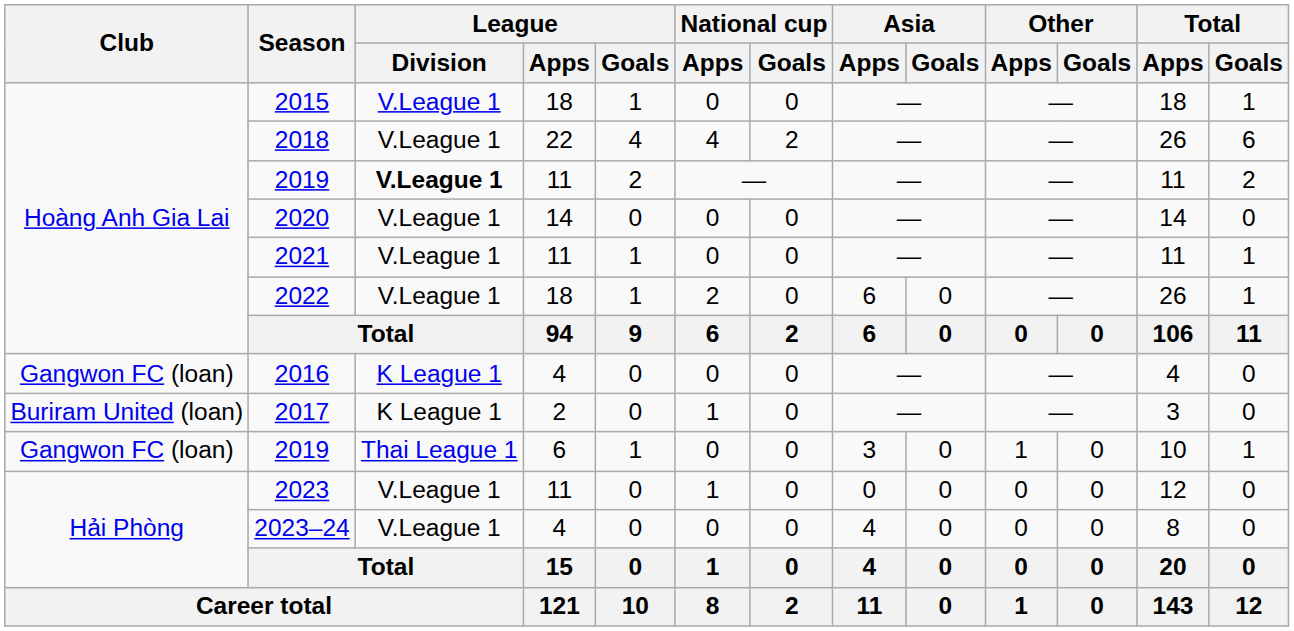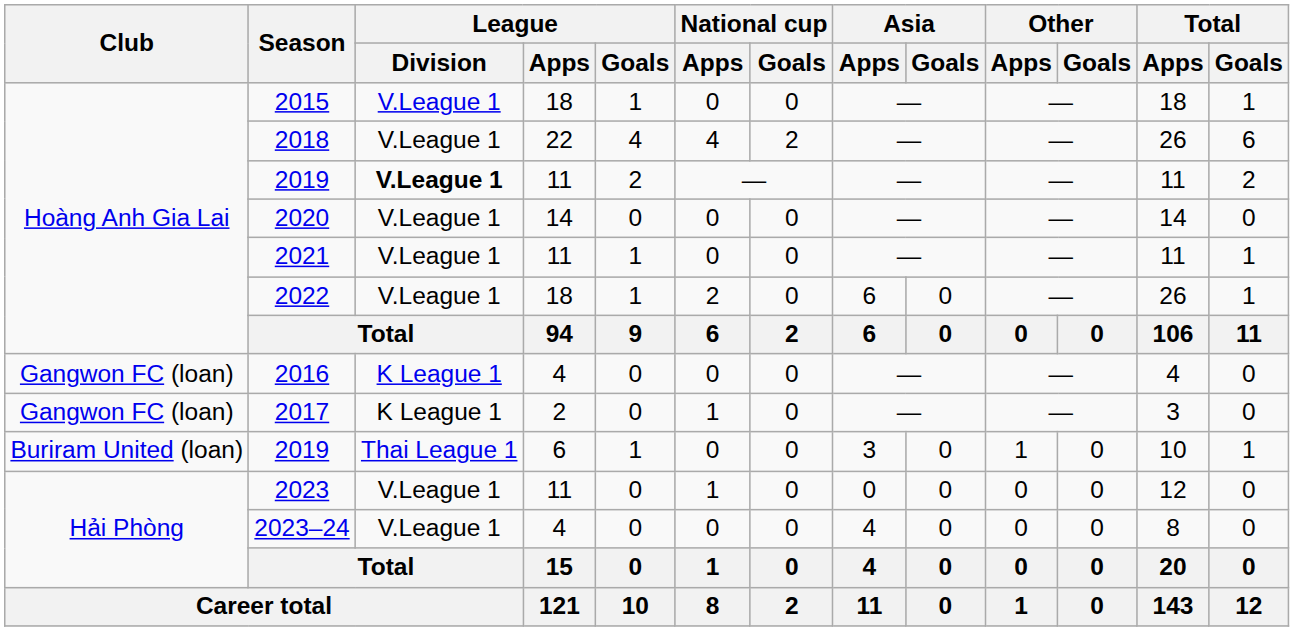(127, 412) Buriram United (loan) -> (127, 412) Gangwon FC (loan)
(127, 450) Gangwon FC (loan) -> (127, 450) Buriram United (loan)
